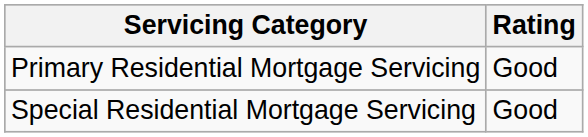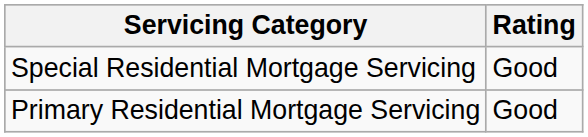rows swapped: (246, 68) <-> (243, 110)
